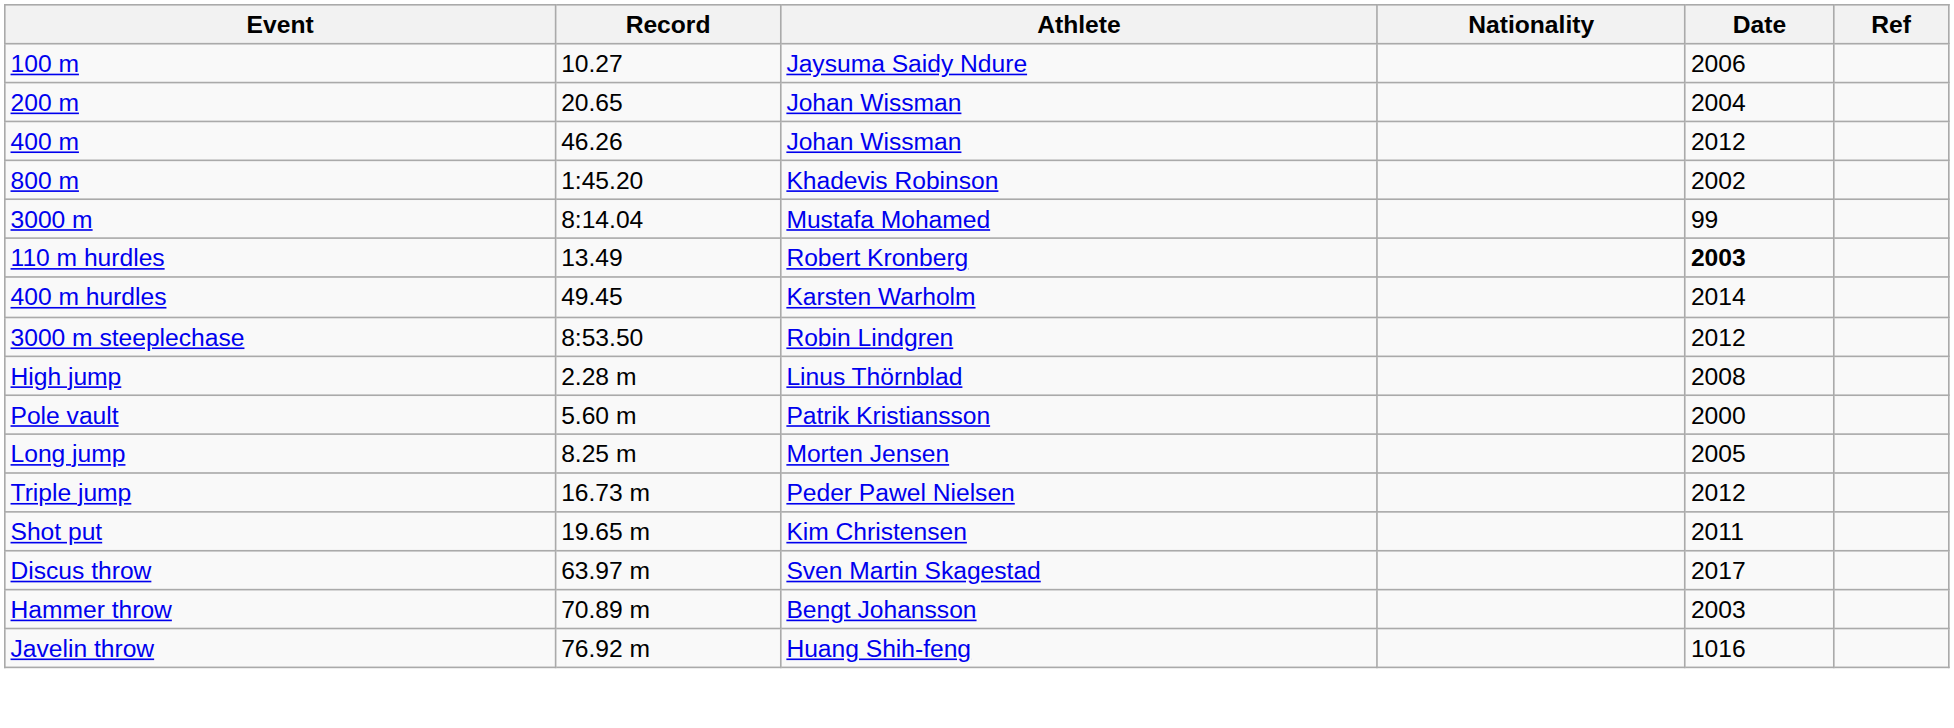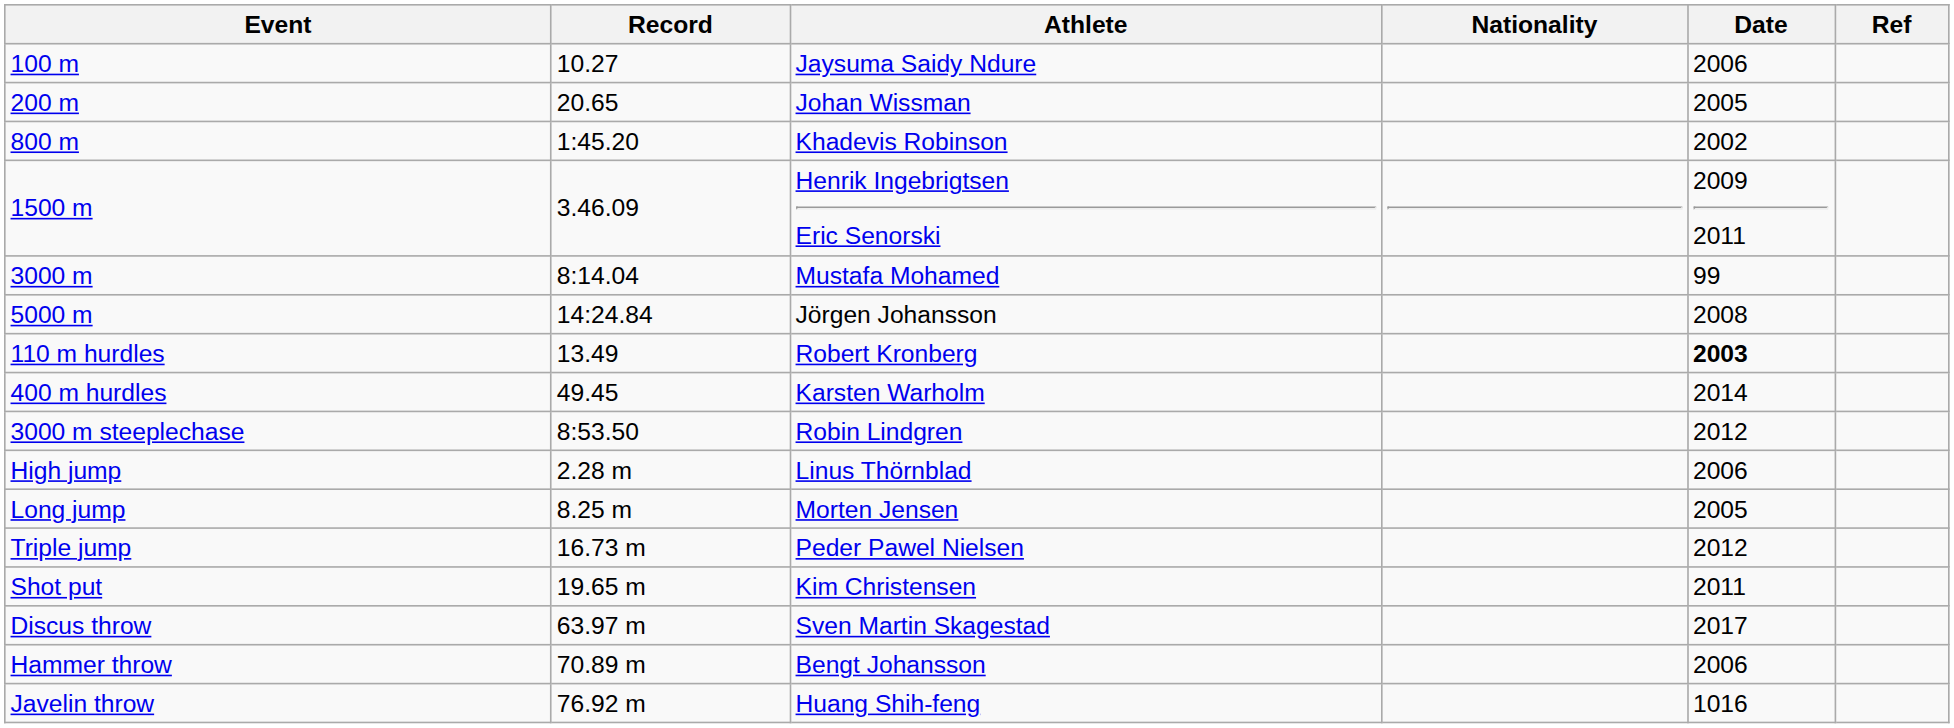(1718, 102) 2004 -> (1720, 102) 2005
- row: (45, 141)
+ row: (52, 208)
+ row: (52, 314)
(1718, 375) 2008 -> (1720, 470) 2006
- row: (65, 414)
(1718, 609) 2003 -> (1720, 665) 2006
